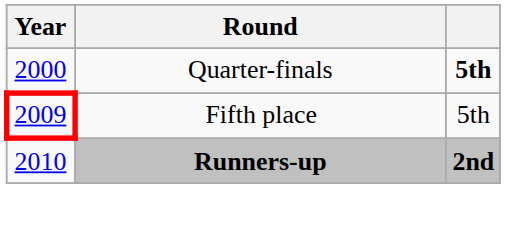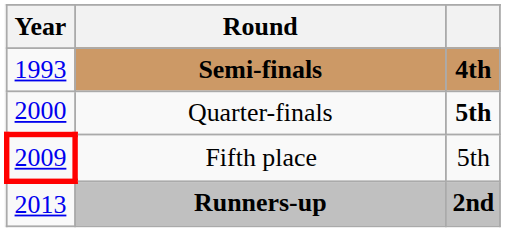+ row: (260, 69)
(40, 161) 2010 -> (40, 204) 2013
